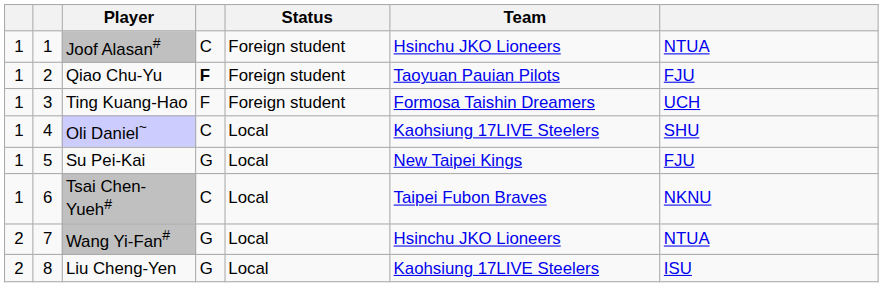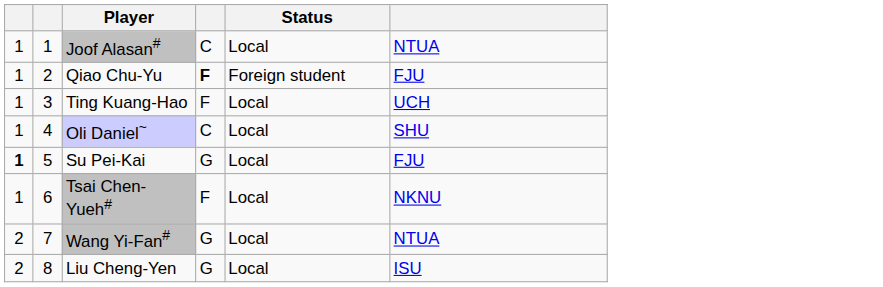- column: (525, 17)
(287, 46) Foreign student -> (248, 46) Local
(287, 102) Foreign student -> (248, 102) Local
(19, 160) normal -> (19, 160) bold
(206, 198) C -> (205, 198) F
